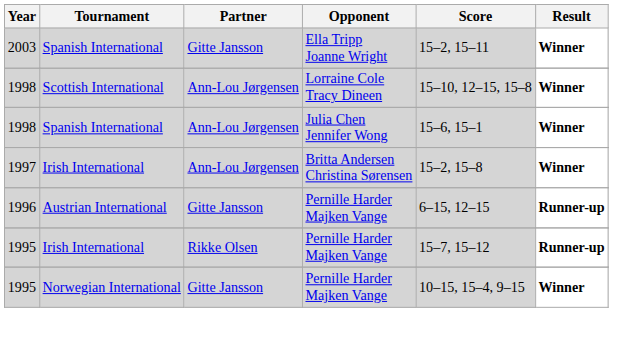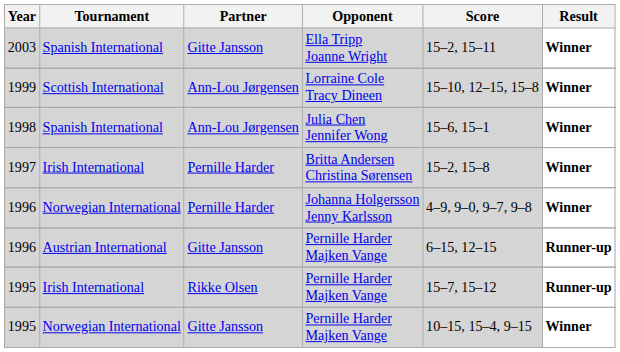(22, 88) 1998 -> (22, 88) 1999
(243, 167) Ann-Lou Jørgensen -> (231, 167) Pernille Harder
+ row: (112, 207)
